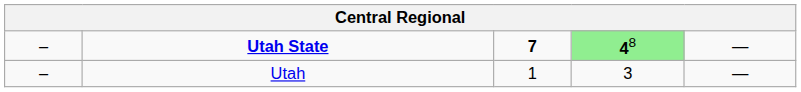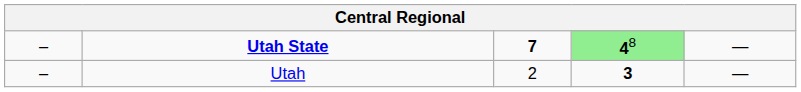(532, 74) 1 -> (532, 74) 2
(628, 74) normal -> (628, 74) bold
